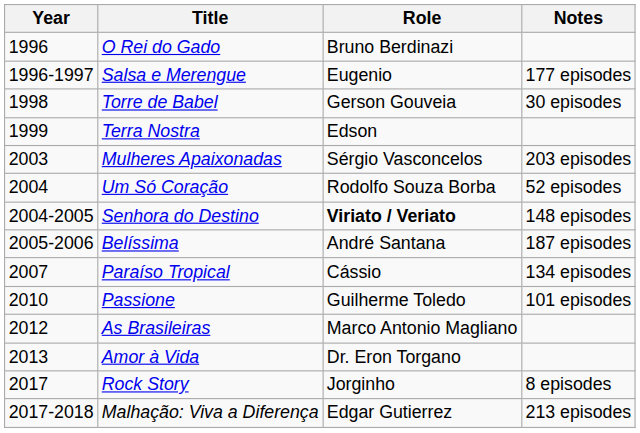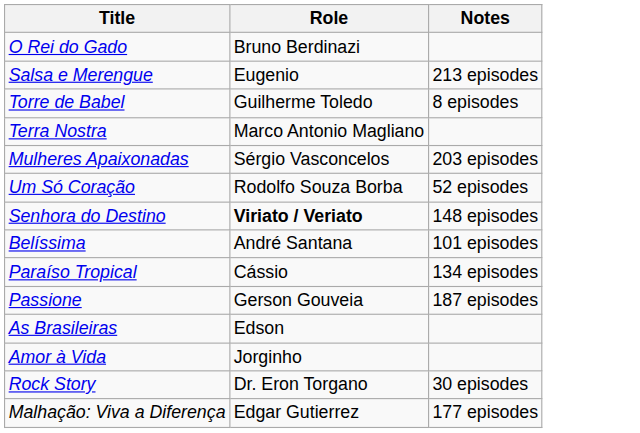- column: (51, 18)
(578, 74) 177 episodes -> (485, 74) 213 episodes
(391, 103) Gerson Gouveia -> (303, 103) Guilherme Toledo
(573, 103) 30 episodes -> (475, 103) 8 episodes
(352, 131) Edson -> (329, 131) Marco Antonio Magliano
(578, 243) 187 episodes -> (485, 243) 101 episodes
(396, 300) Guilherme Toledo -> (298, 300) Gerson Gouveia
(578, 300) 101 episodes -> (485, 300) 187 episodes
(422, 328) Marco Antonio Magliano -> (259, 328) Edson
(394, 356) Dr. Eron Torgano -> (268, 356) Jorginho
(361, 384) Jorginho -> (301, 384) Dr. Eron Torgano
(568, 384) 8 episodes -> (480, 384) 30 episodes
(578, 412) 213 episodes -> (485, 412) 177 episodes
